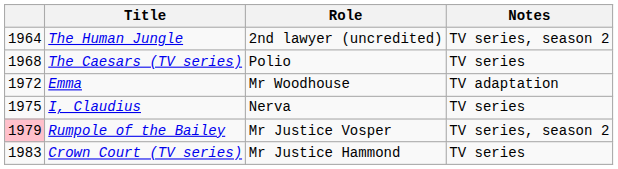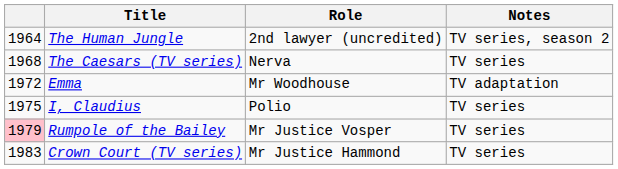(270, 62) Polio -> (270, 62) Nerva
(270, 108) Nerva -> (270, 108) Polio
(529, 130) TV series, season 2 -> (487, 130) TV series
